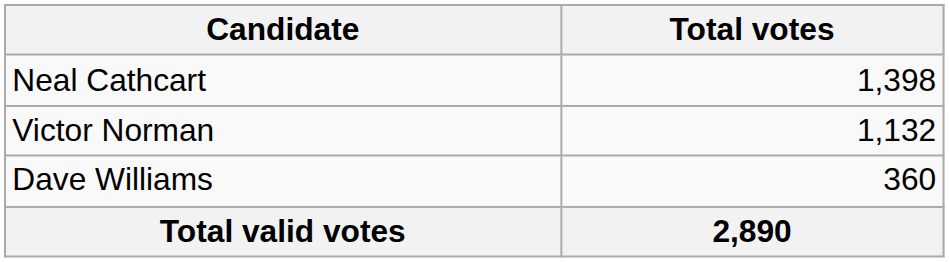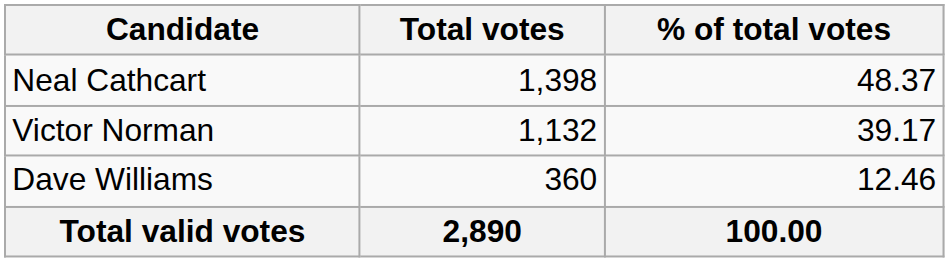+ column: (774, 29)
